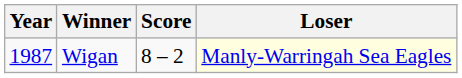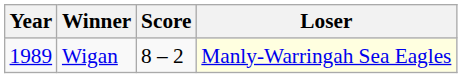(31, 55) 1987 -> (31, 55) 1989
